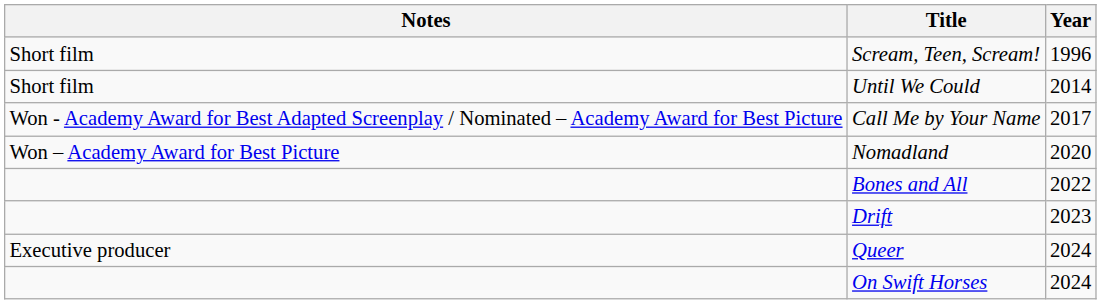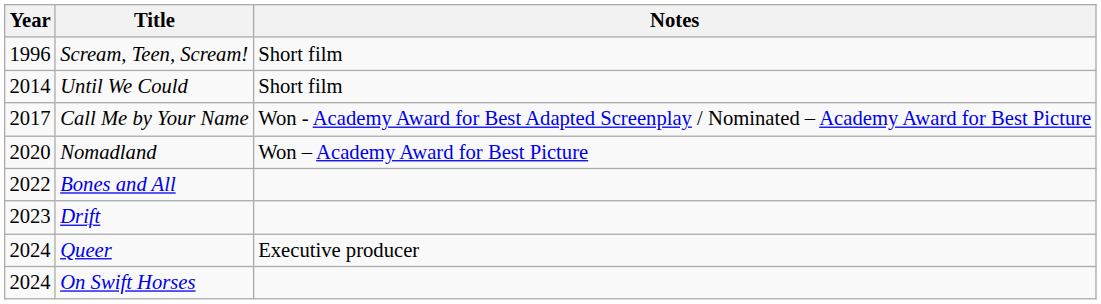columns swapped: (1071, 20) <-> (426, 20)
